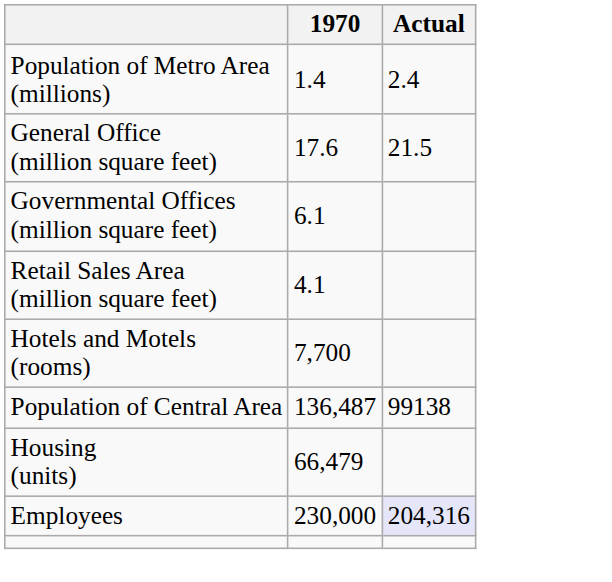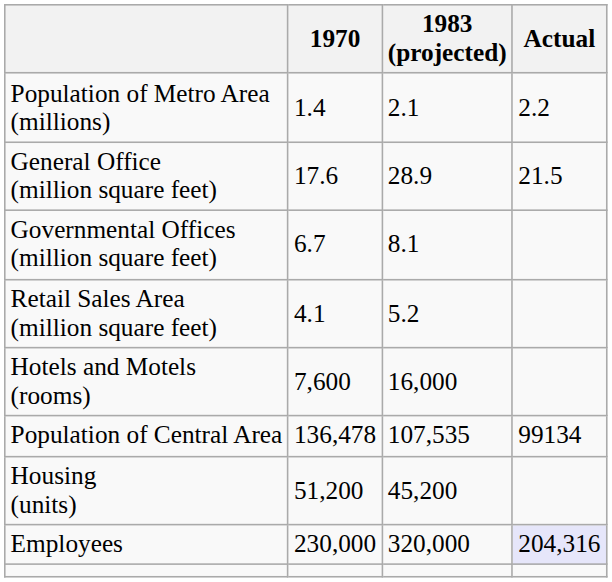+ column: (447, 38)
(404, 78) 2.4 -> (534, 107) 2.2
(310, 215) 6.1 -> (310, 244) 6.7
(322, 352) 7,700 -> (322, 381) 7,600
(335, 407) 136,487 -> (335, 435) 136,478
(419, 407) 99138 -> (550, 435) 99134
(329, 461) 66,479 -> (329, 490) 51,200
